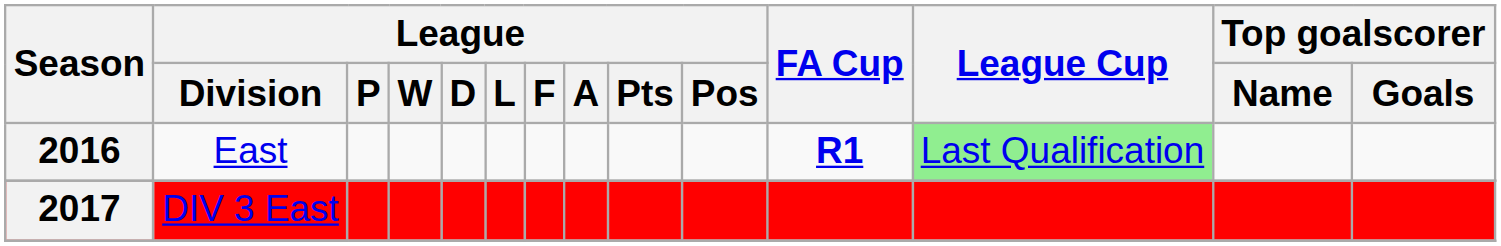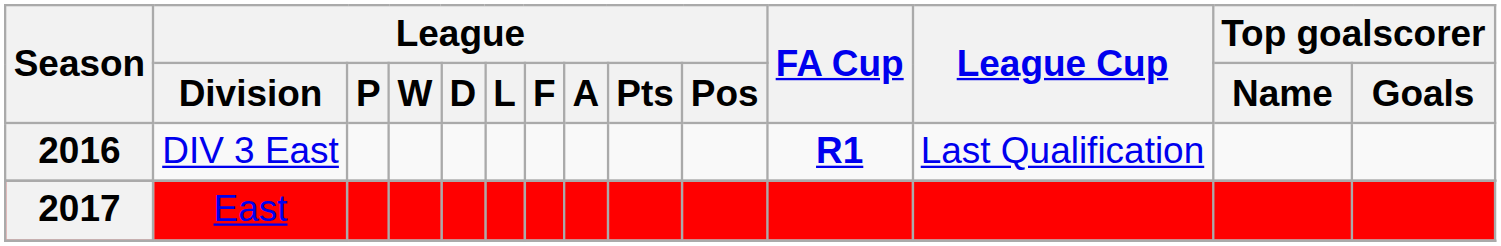(251, 151) East -> (251, 151) DIV 3 East
(1062, 151) lightgreen background -> (1062, 151) no background
(251, 209) DIV 3 East -> (251, 209) East
